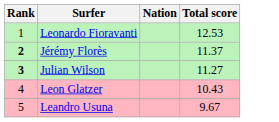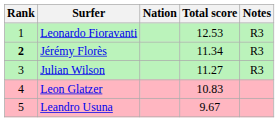+ column: (257, 13)
(210, 51) 11.37 -> (210, 51) 11.34
(21, 70) bold -> (21, 70) normal
(210, 88) 10.43 -> (210, 88) 10.83
